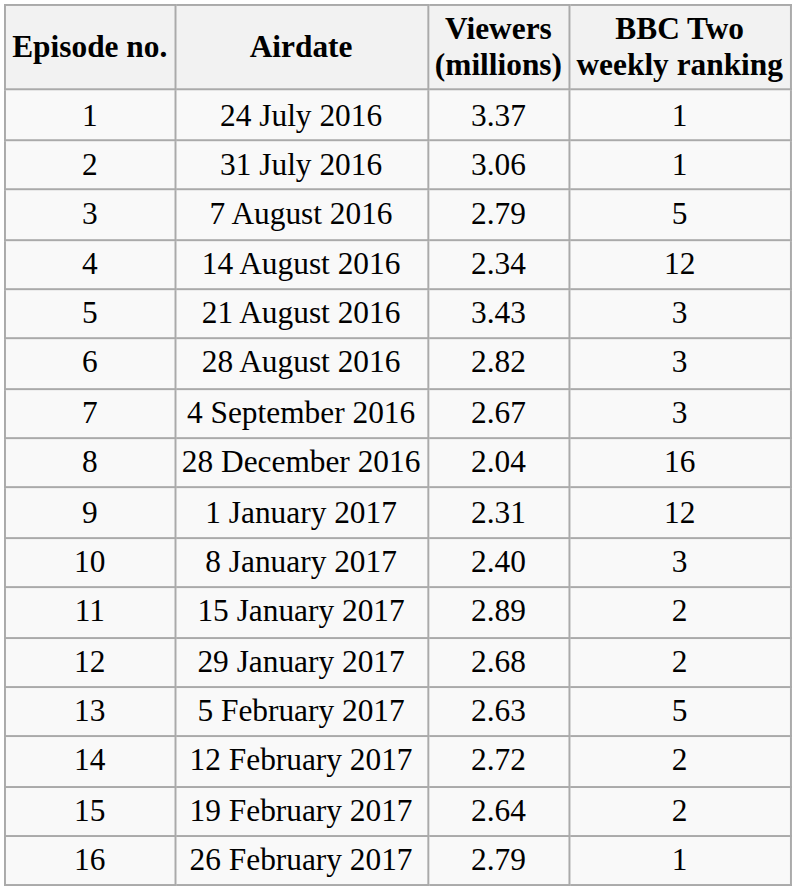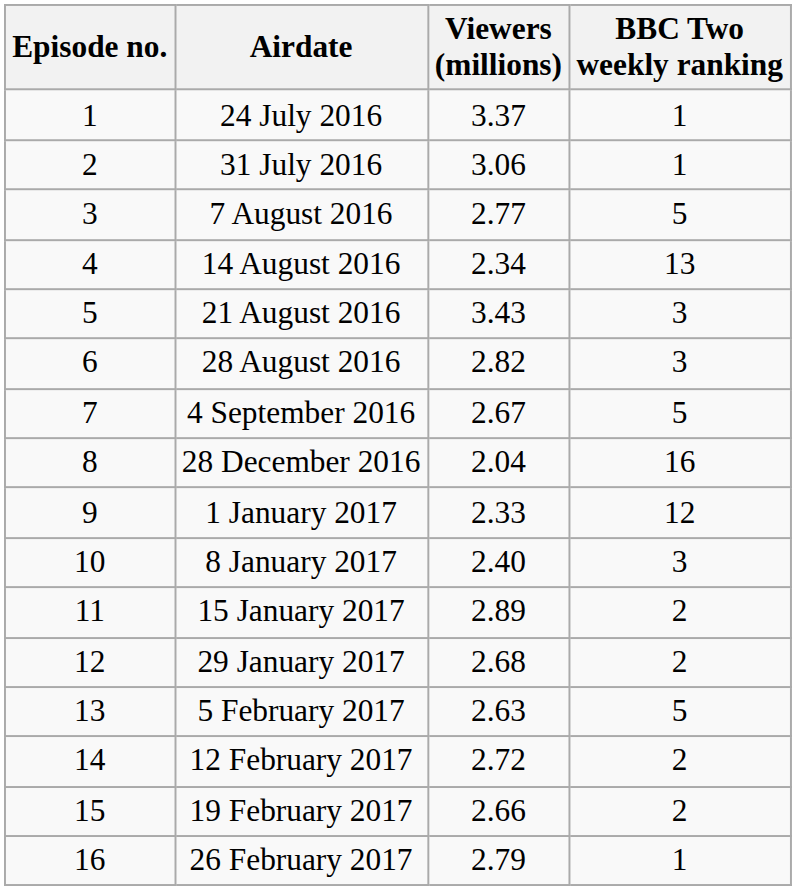(498, 213) 2.79 -> (498, 213) 2.77
(680, 263) 12 -> (680, 263) 13
(680, 412) 3 -> (680, 412) 5
(498, 512) 2.31 -> (498, 512) 2.33
(498, 810) 2.64 -> (498, 810) 2.66
